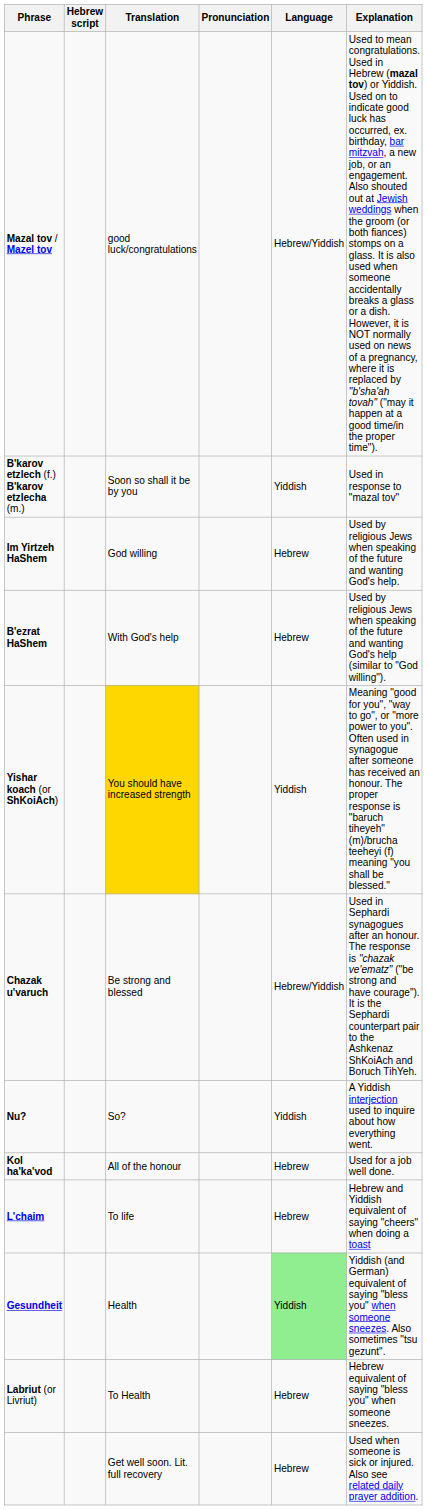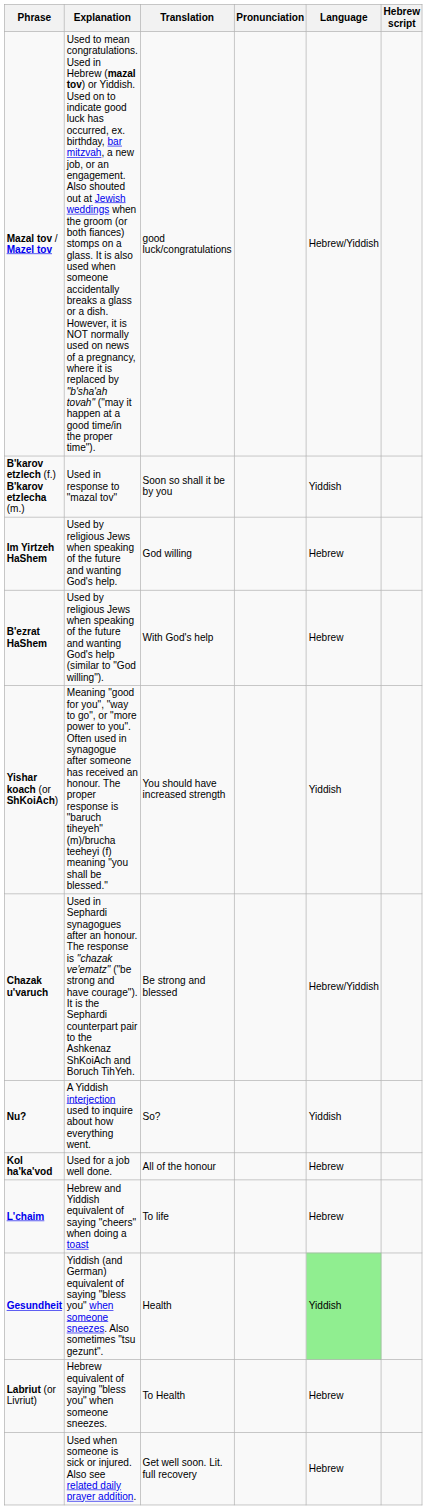columns swapped: (85, 18) <-> (384, 18)
(149, 789) gold background -> (184, 789) no background
